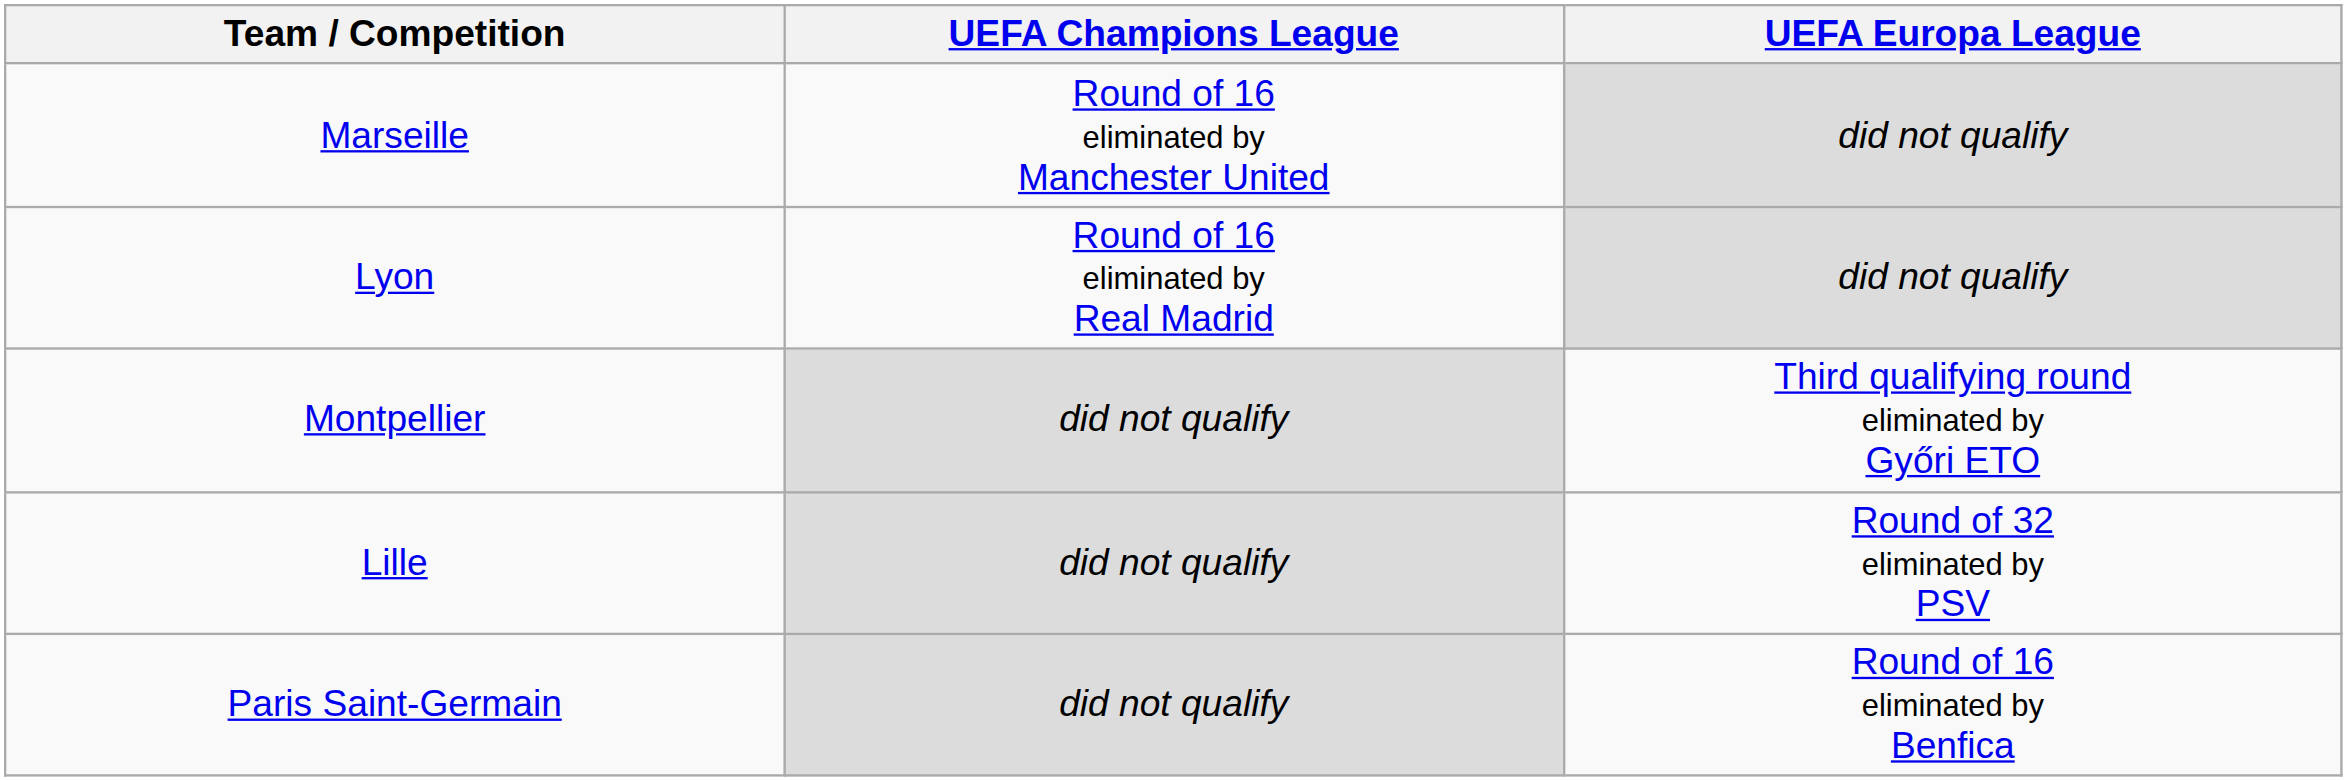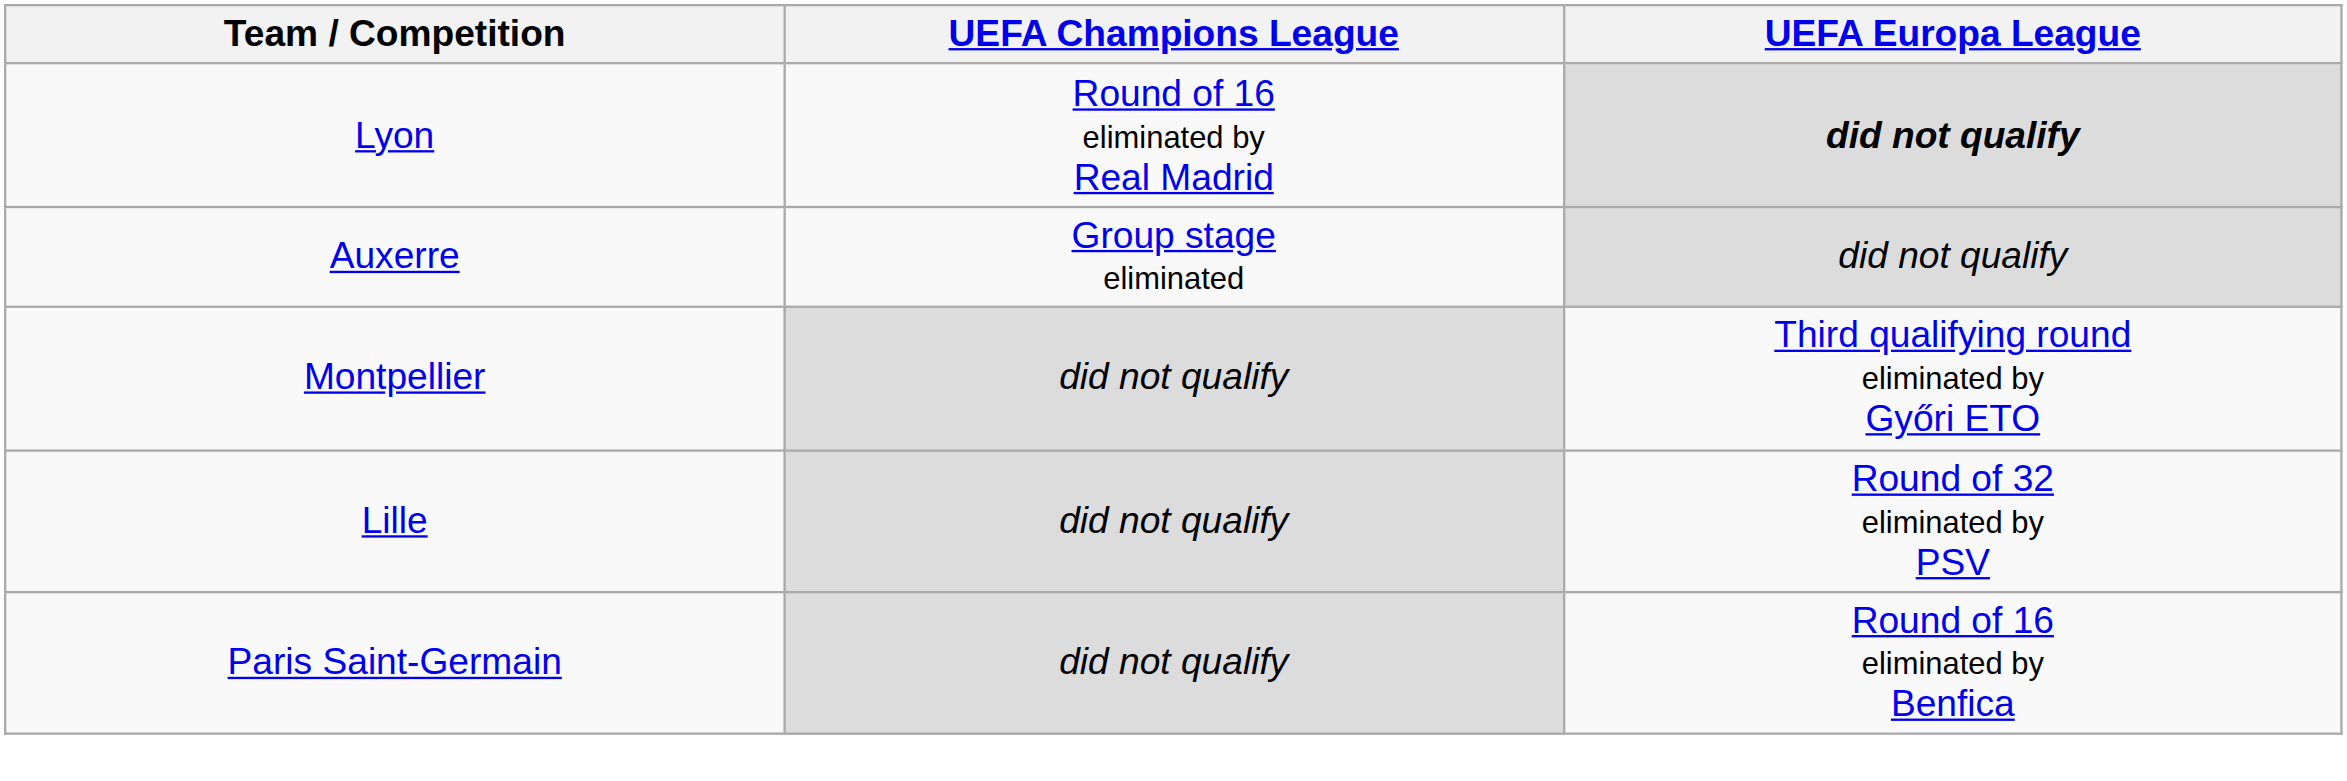- row: (395, 134)
(1953, 276) normal -> (1953, 134) bold
+ row: (395, 256)
